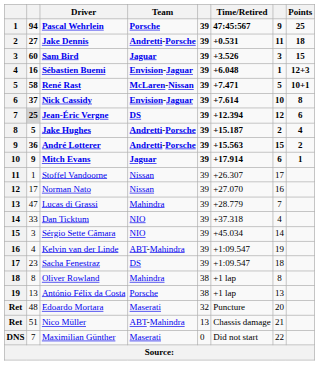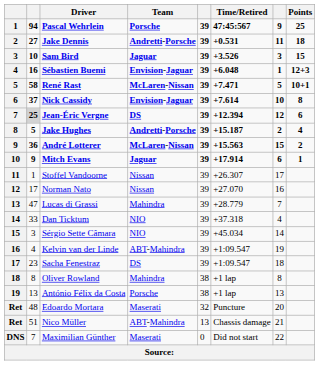(33, 55) 60 -> (33, 55) 10
(163, 144) Andretti-Porsche -> (162, 144) McLaren-Nissan
